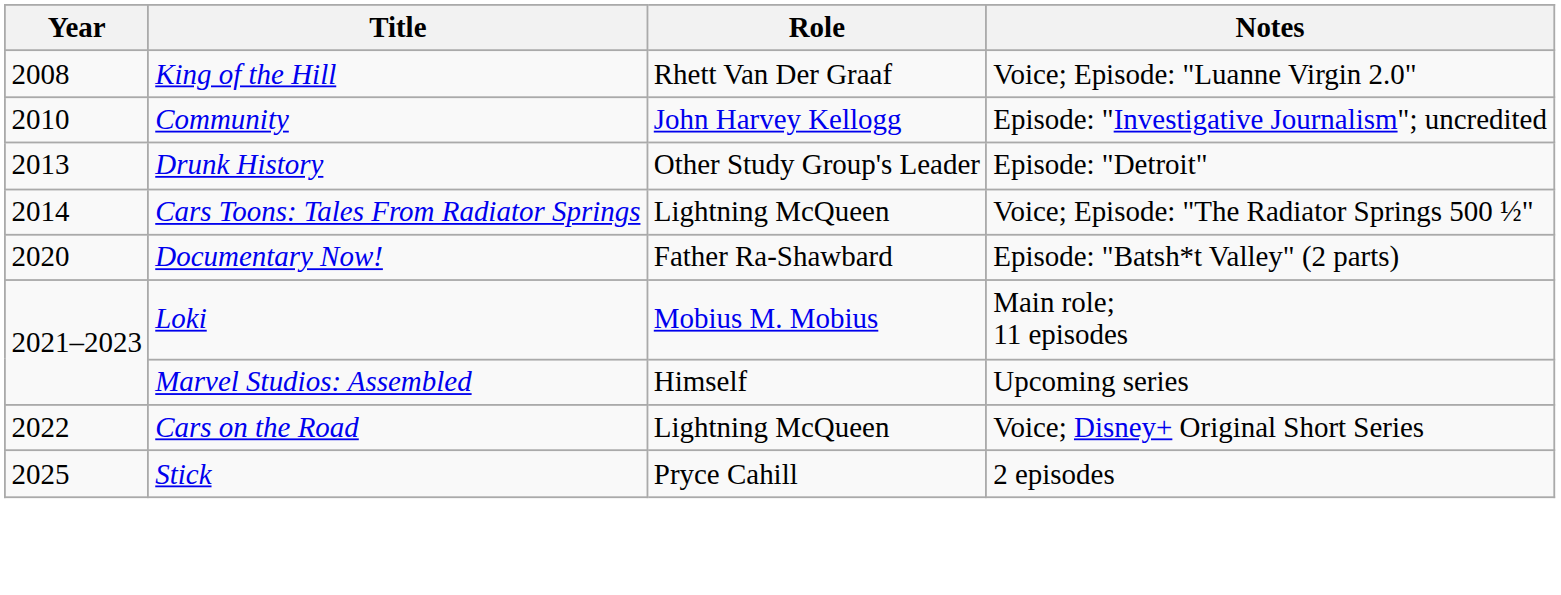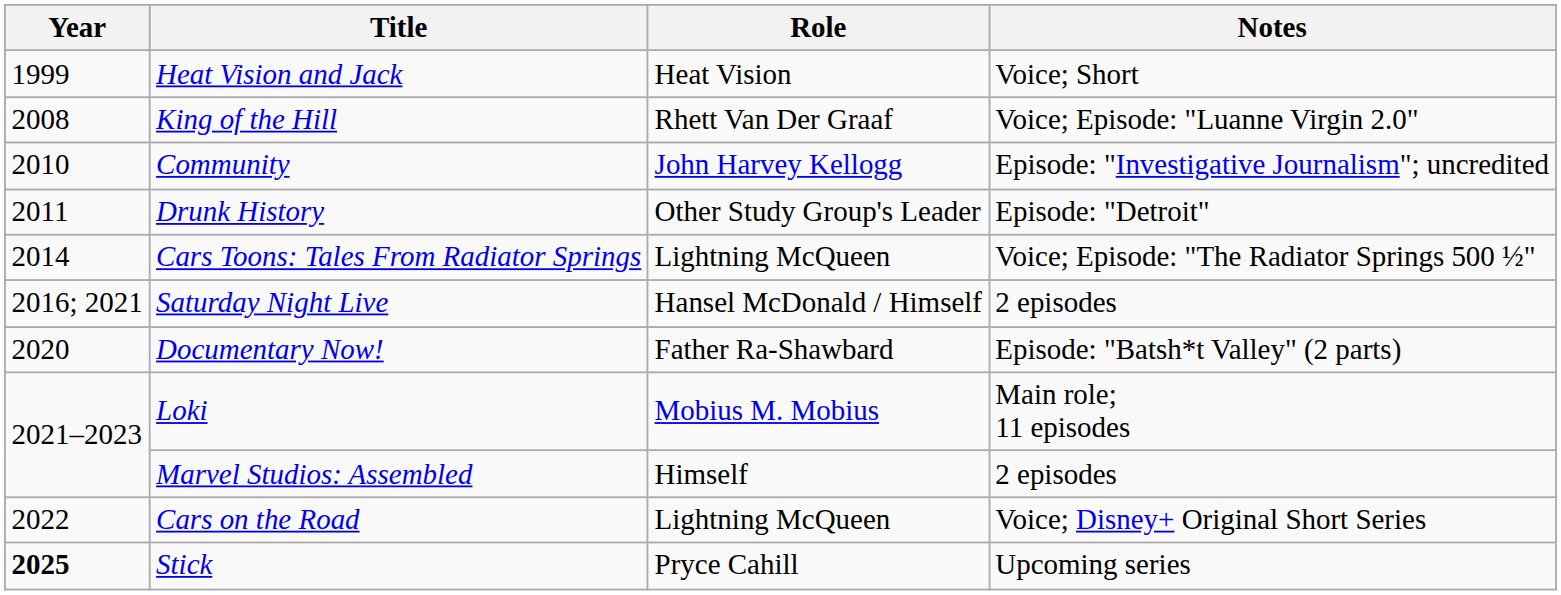+ row: (279, 73)
(41, 165) 2013 -> (40, 211) 2011
+ row: (272, 303)
(1091, 381) Upcoming series -> (1056, 473) 2 episodes
(41, 473) normal -> (41, 565) bold
(1054, 473) 2 episodes -> (1093, 565) Upcoming series
